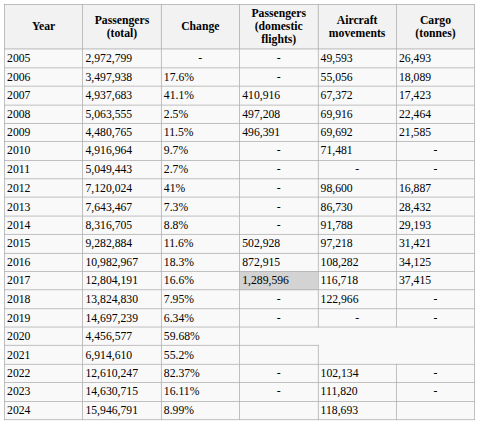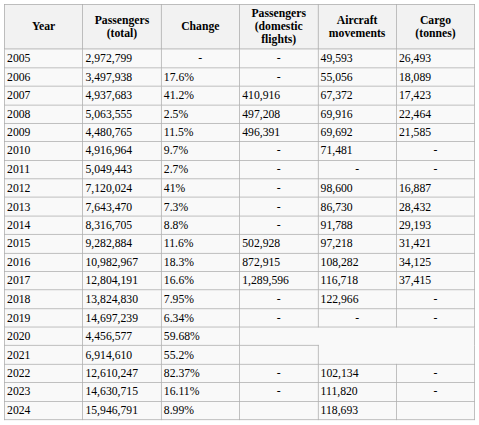(179, 95) 41.1% -> (179, 95) 41.2%
(109, 206) 7,643,467 -> (109, 206) 7,643,470
(266, 280) lightgrey background -> (266, 280) no background
